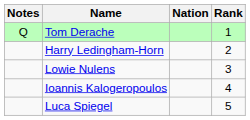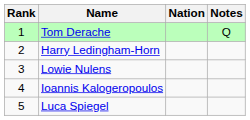columns swapped: (228, 13) <-> (23, 13)
